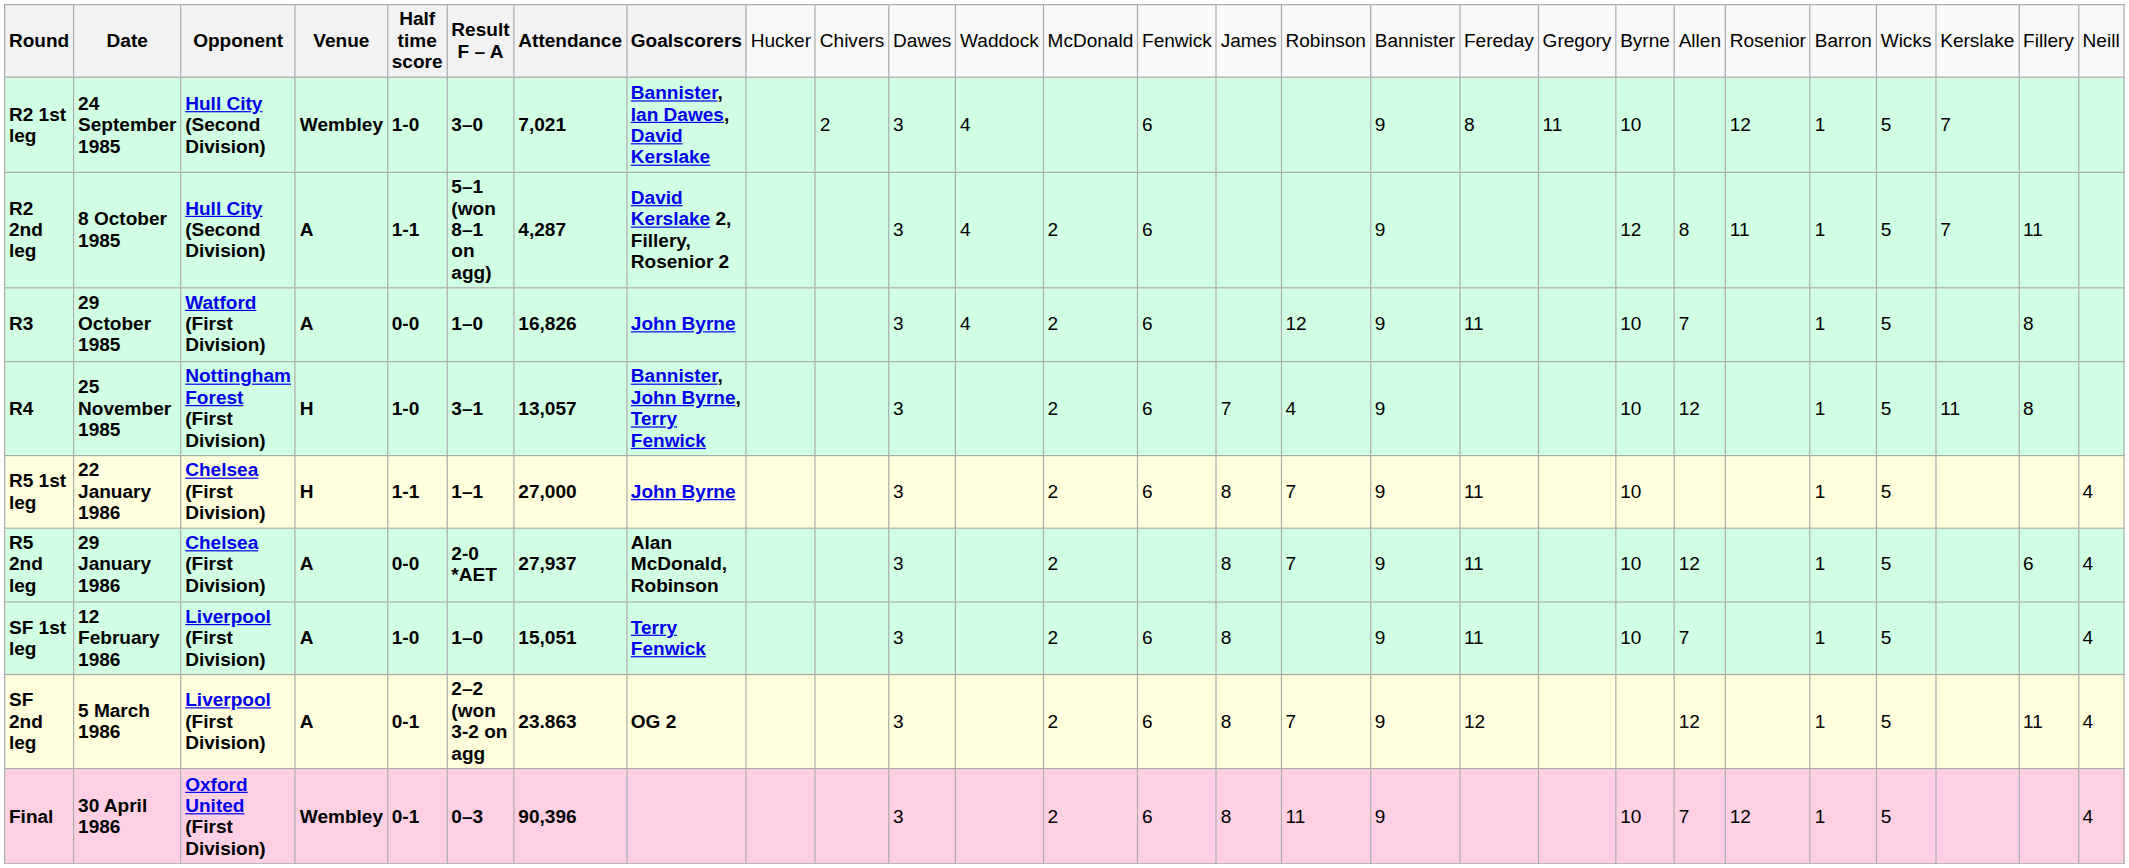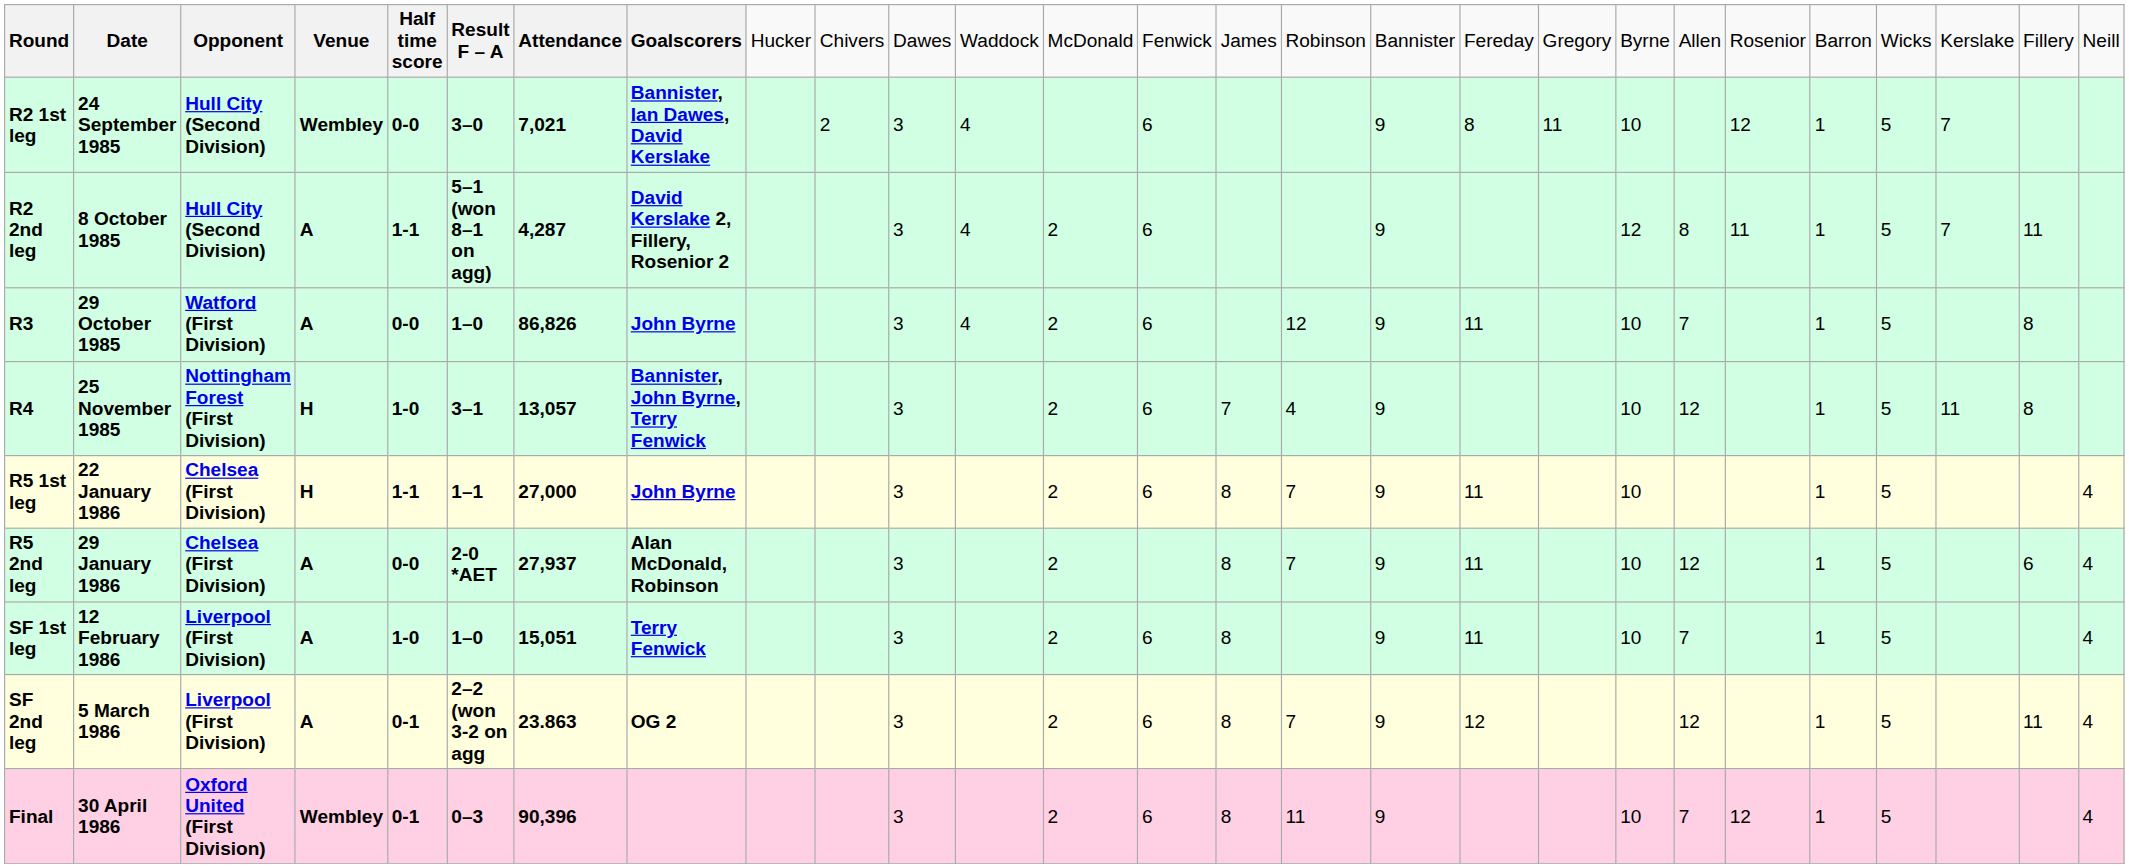(406, 124) 1-0 -> (406, 124) 0-0
(547, 324) 16,826 -> (547, 324) 86,826
